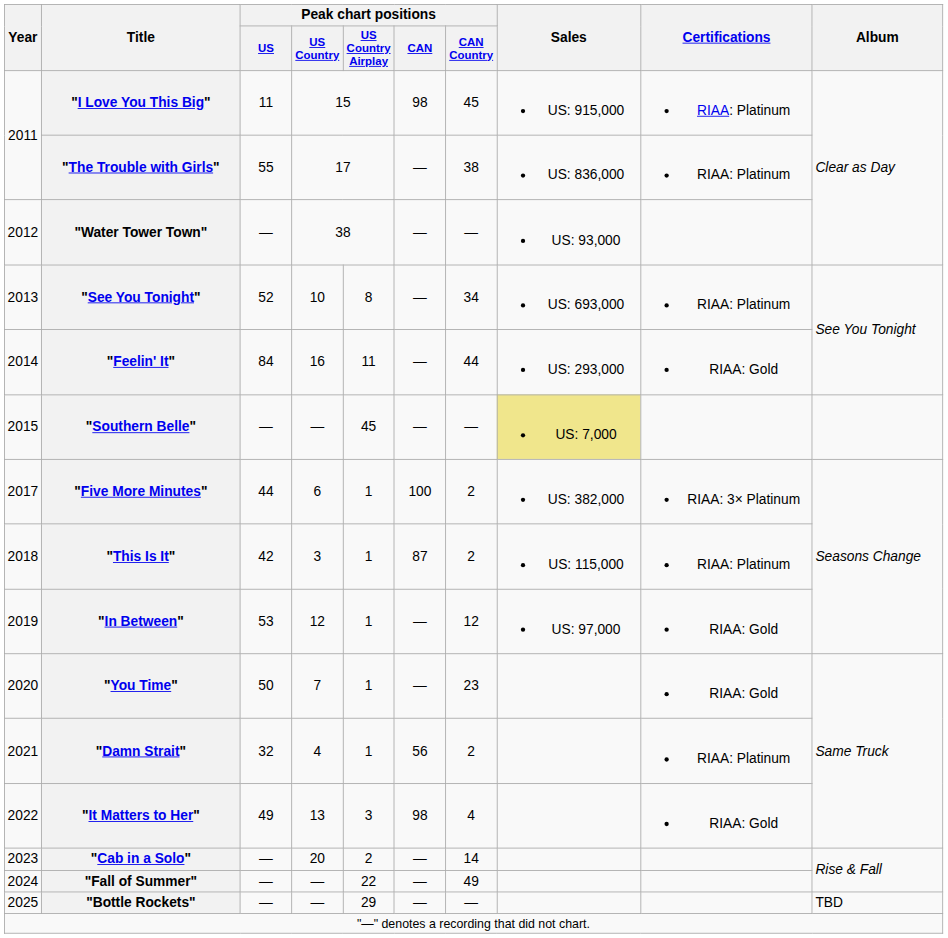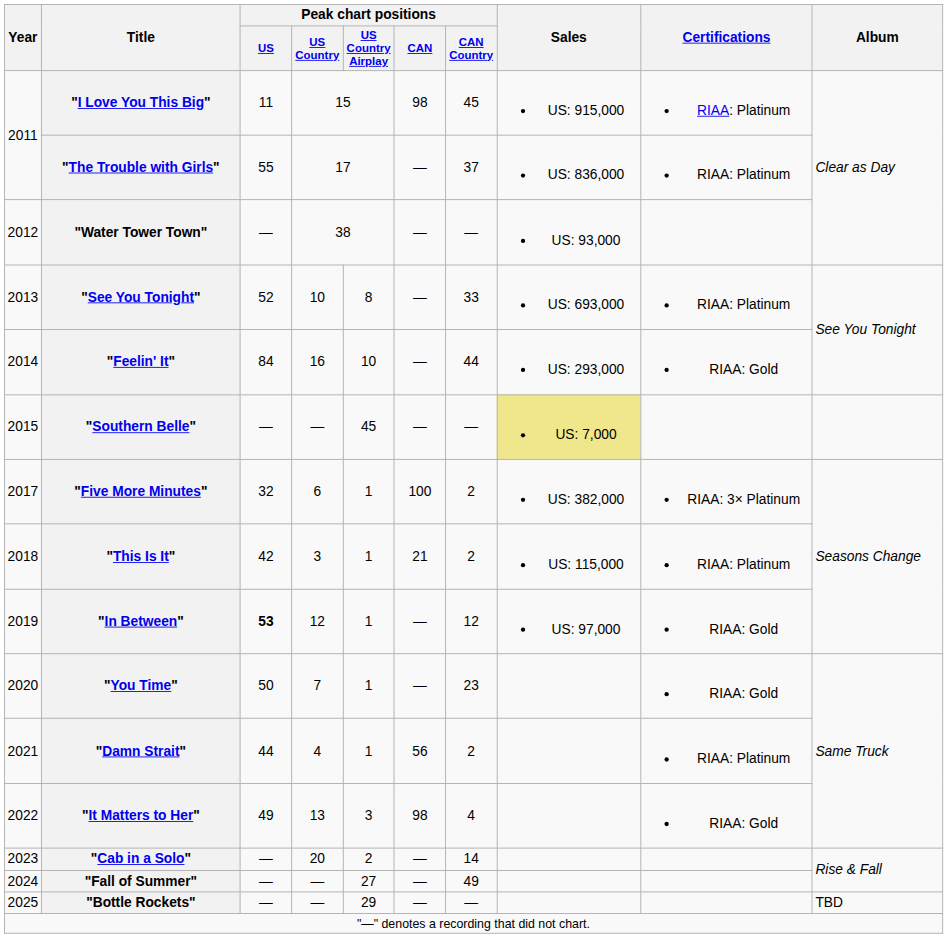(471, 167) 38 -> (471, 167) 37
(471, 297) 34 -> (471, 297) 33
(369, 362) 11 -> (369, 362) 10
(266, 491) 44 -> (266, 491) 32
(420, 556) 87 -> (420, 556) 21
(266, 621) normal -> (266, 621) bold
(266, 751) 32 -> (266, 751) 44
(369, 881) 22 -> (369, 881) 27
